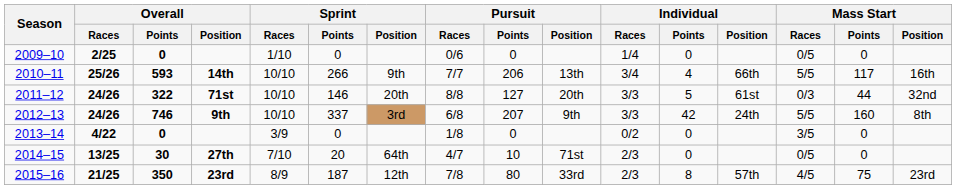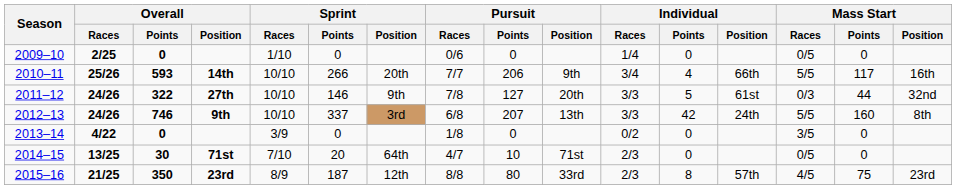(396, 74) 9th -> (396, 74) 20th
(572, 74) 13th -> (572, 74) 9th
(221, 94) 71st -> (221, 94) 27th
(396, 94) 20th -> (396, 94) 9th
(455, 94) 8/8 -> (455, 94) 7/8
(572, 114) 9th -> (572, 114) 13th
(221, 154) 27th -> (221, 154) 71st
(455, 174) 7/8 -> (455, 174) 8/8
